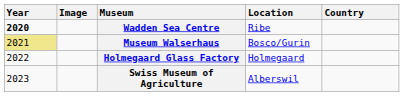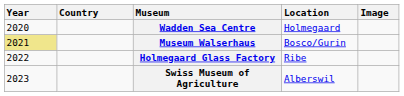columns swapped: (73, 12) <-> (344, 12)
(18, 27) bold -> (18, 27) normal
(259, 27) Ribe -> (312, 27) Holmegaard
(276, 58) Holmegaard -> (295, 58) Ribe
